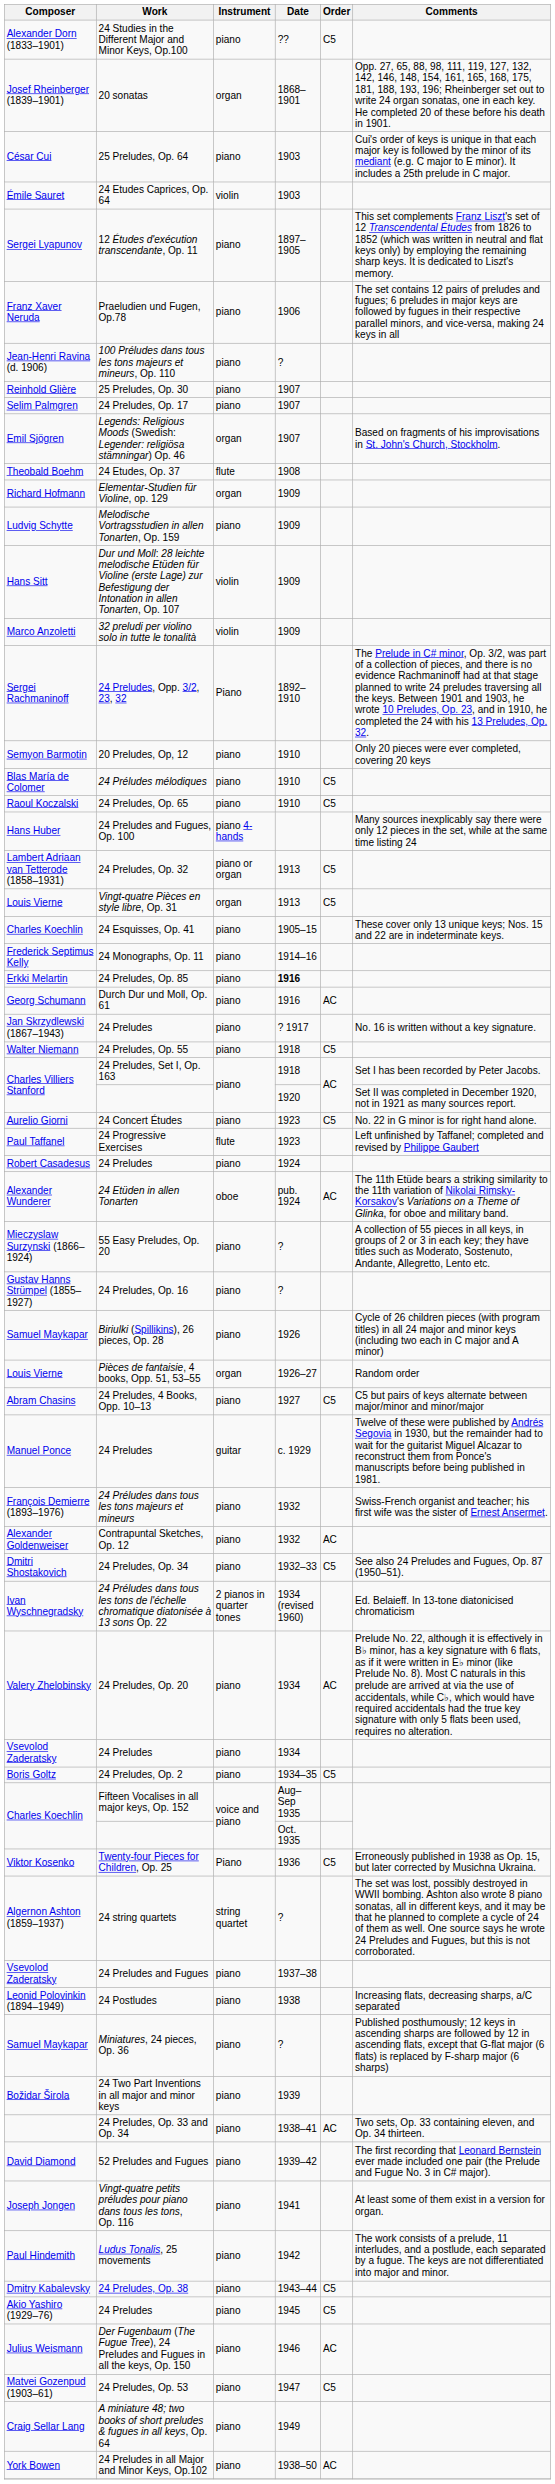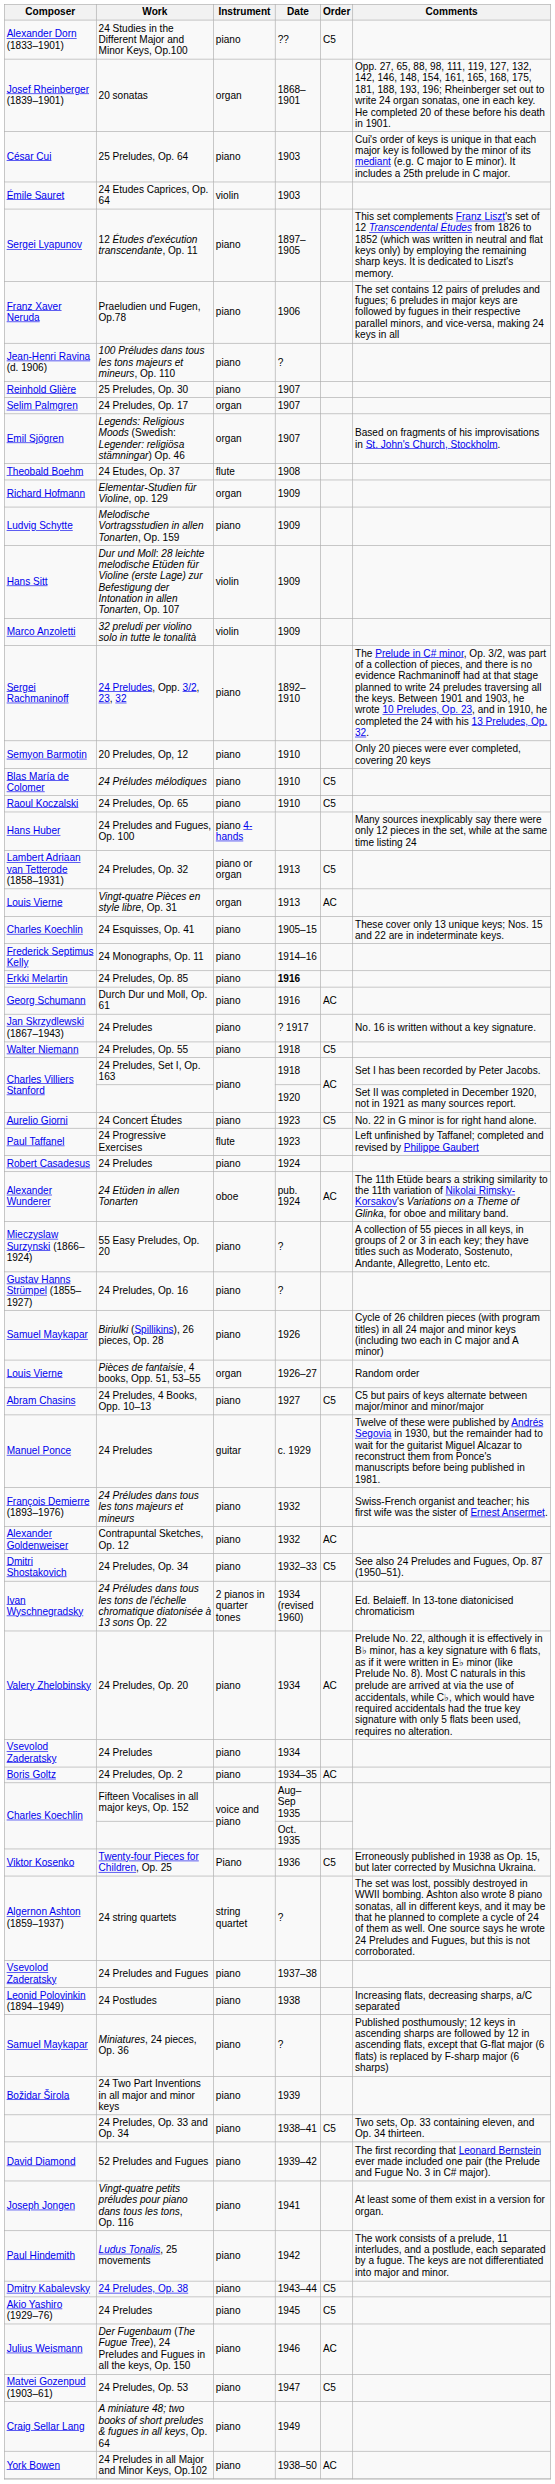(228, 405) piano -> (229, 405) organ
(229, 693) Piano -> (228, 693) piano
(329, 902) C5 -> (330, 902) AC
(329, 1774) C5 -> (330, 1774) AC
(330, 2128) AC -> (329, 2128) C5
